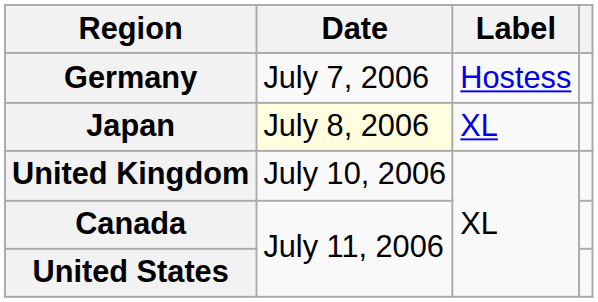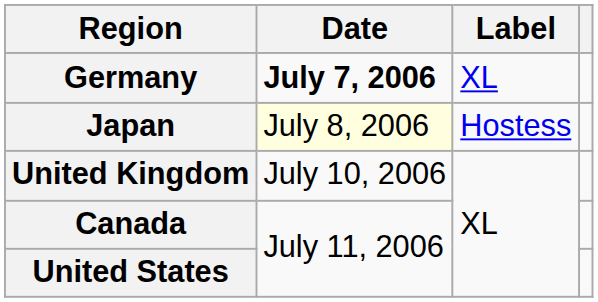(346, 77) normal -> (350, 77) bold
(516, 77) Hostess -> (479, 77) XL
(479, 126) XL -> (516, 126) Hostess
